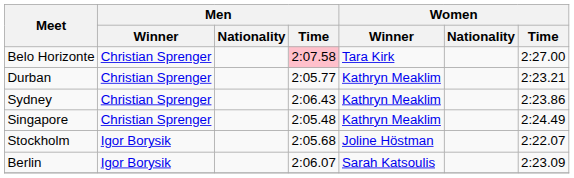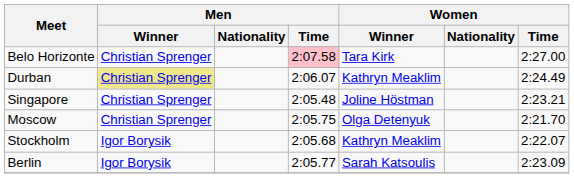(156, 78) no background -> (156, 78) khaki background
(314, 78) 2:05.77 -> (314, 78) 2:06.07
(543, 78) 2:23.21 -> (543, 78) 2:24.49
- row: (30, 99)
(391, 120) Kathryn Meaklim -> (388, 99) Joline Höstman
(543, 120) 2:24.49 -> (543, 99) 2:23.21
+ row: (32, 120)
(388, 141) Joline Höstman -> (391, 141) Kathryn Meaklim
(314, 162) 2:06.07 -> (314, 162) 2:05.77
